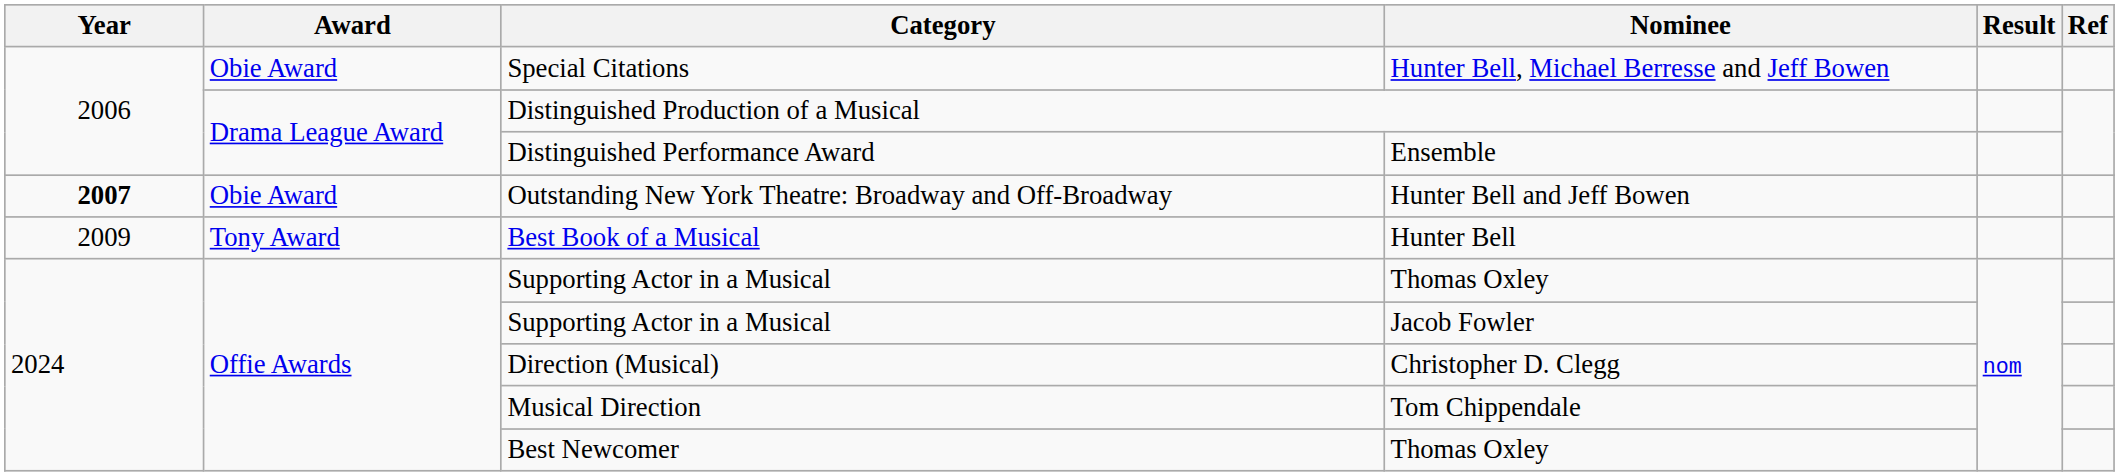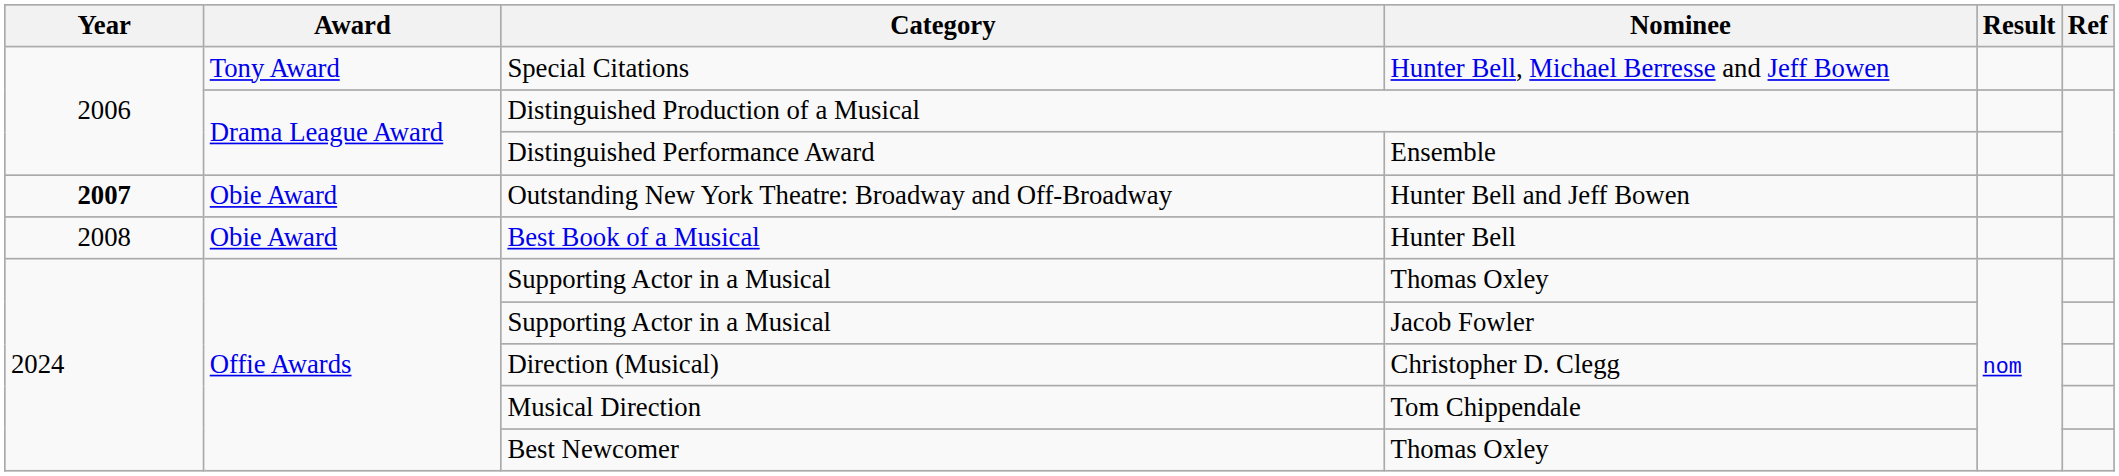(273, 68) Obie Award -> (275, 68) Tony Award
(104, 237) 2009 -> (104, 237) 2008
(275, 237) Tony Award -> (273, 237) Obie Award
